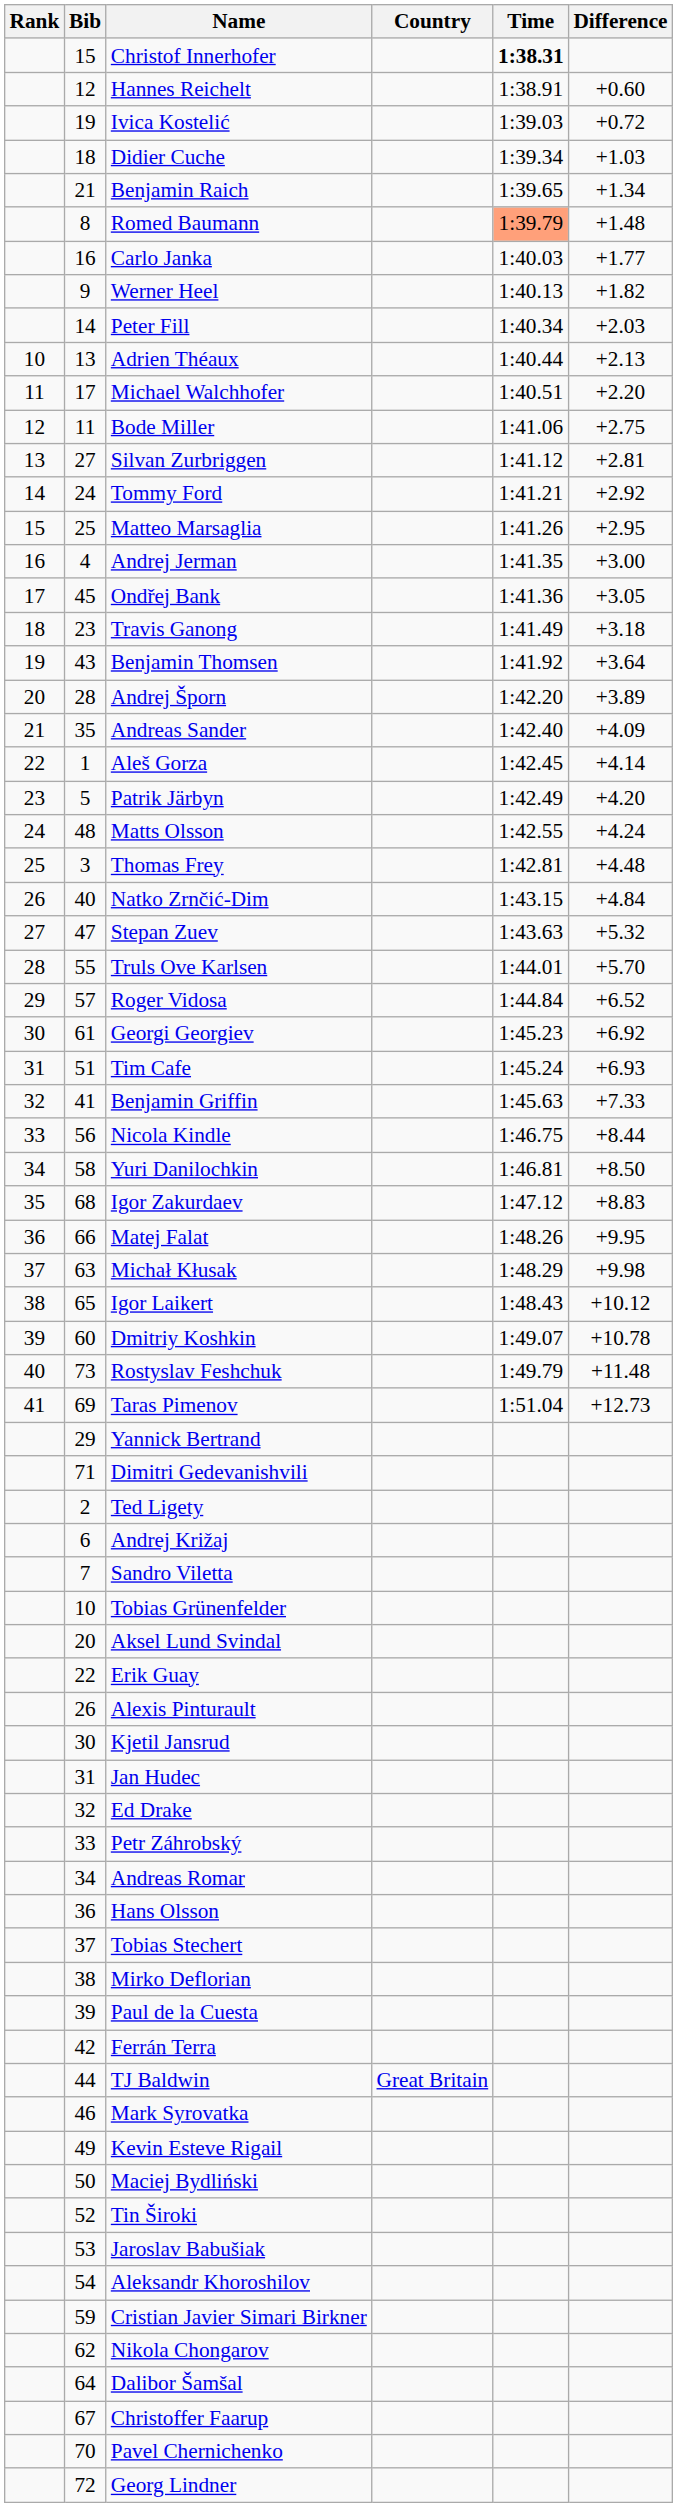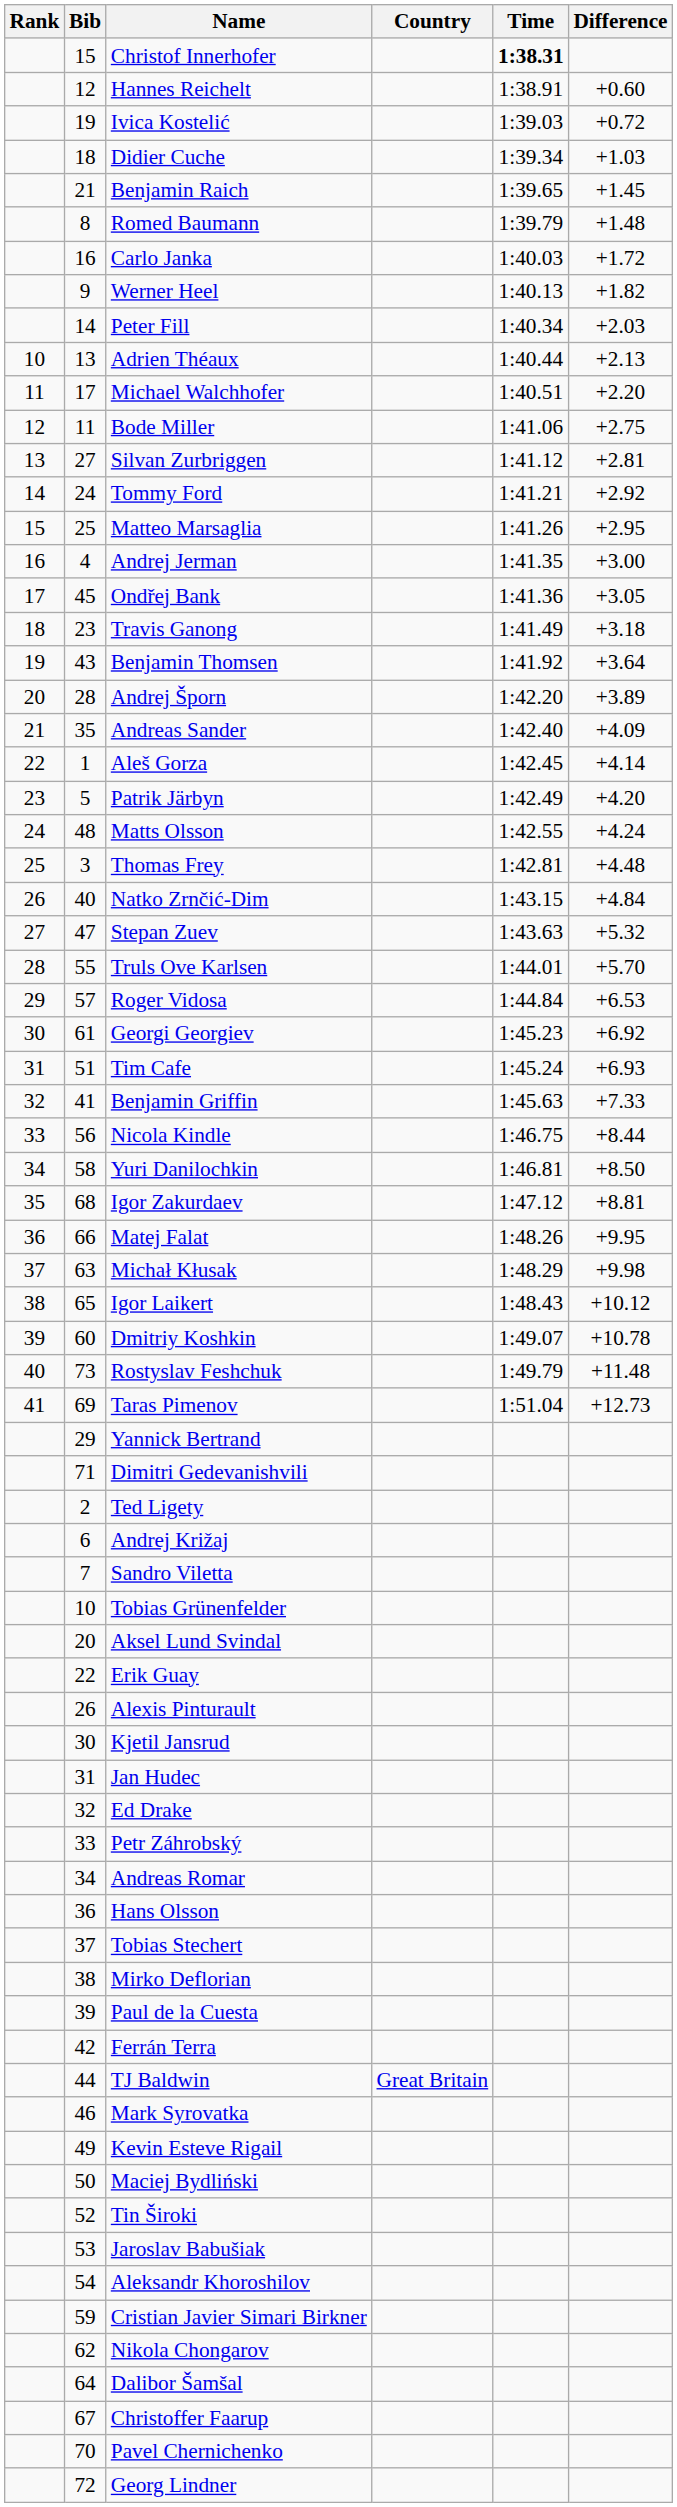(620, 190) +1.34 -> (620, 190) +1.45
(531, 223) lightsalmon background -> (531, 223) no background
(620, 257) +1.77 -> (620, 257) +1.72
(620, 1000) +6.52 -> (620, 1000) +6.53
(620, 1202) +8.83 -> (620, 1202) +8.81
